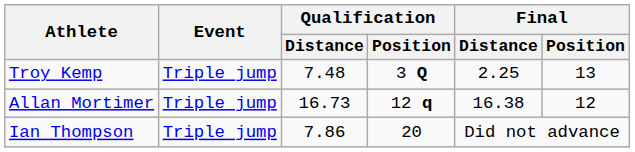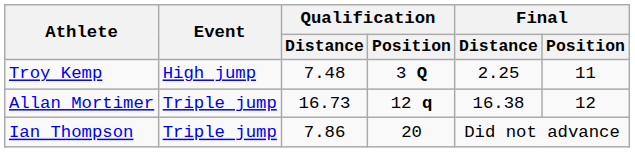(220, 74) Triple jump -> (209, 74) High jump
(586, 74) 13 -> (586, 74) 11
